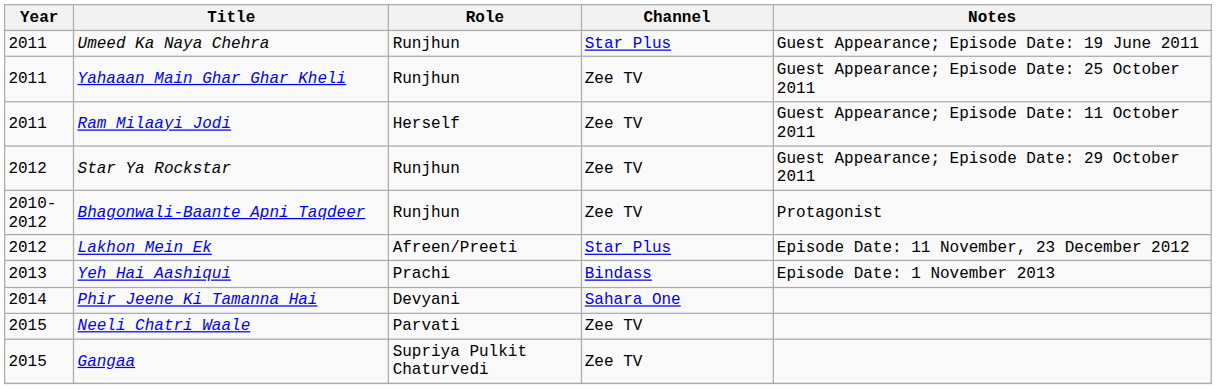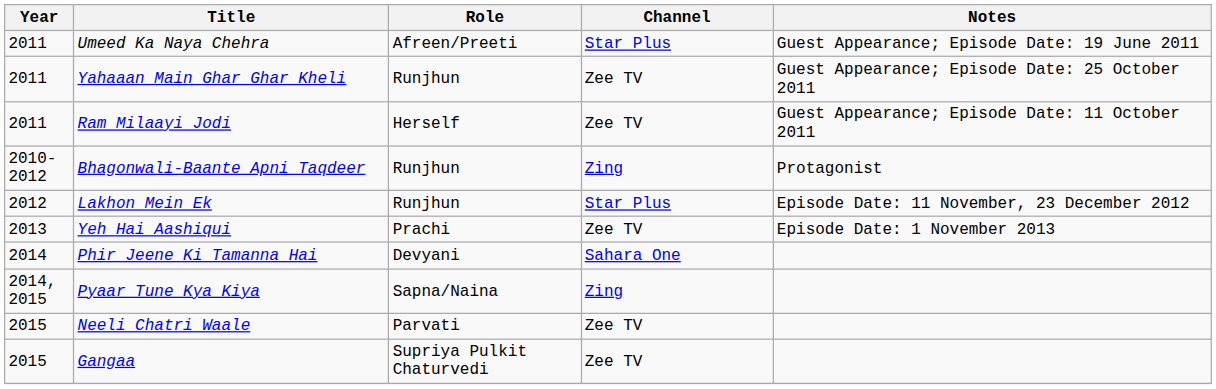(426, 44) Runjhun -> (455, 44) Afreen/Preeti
- row: (154, 168)
(614, 213) Zee TV -> (604, 168) Zing
(455, 248) Afreen/Preeti -> (426, 203) Runjhun
(618, 274) Bindass -> (614, 229) Zee TV
+ row: (169, 291)
